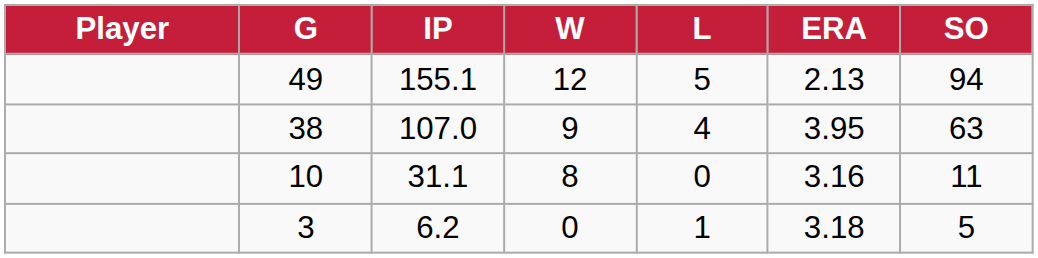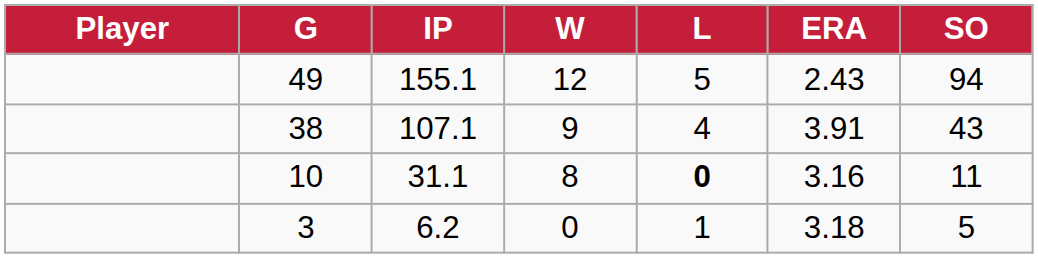(834, 78) 2.13 -> (834, 78) 2.43
(438, 128) 107.0 -> (438, 128) 107.1
(834, 128) 3.95 -> (834, 128) 3.91
(966, 128) 63 -> (966, 128) 43
(702, 177) normal -> (702, 177) bold
